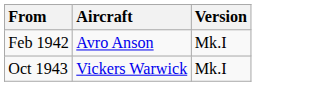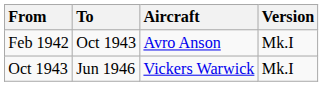+ column: (85, 17)
